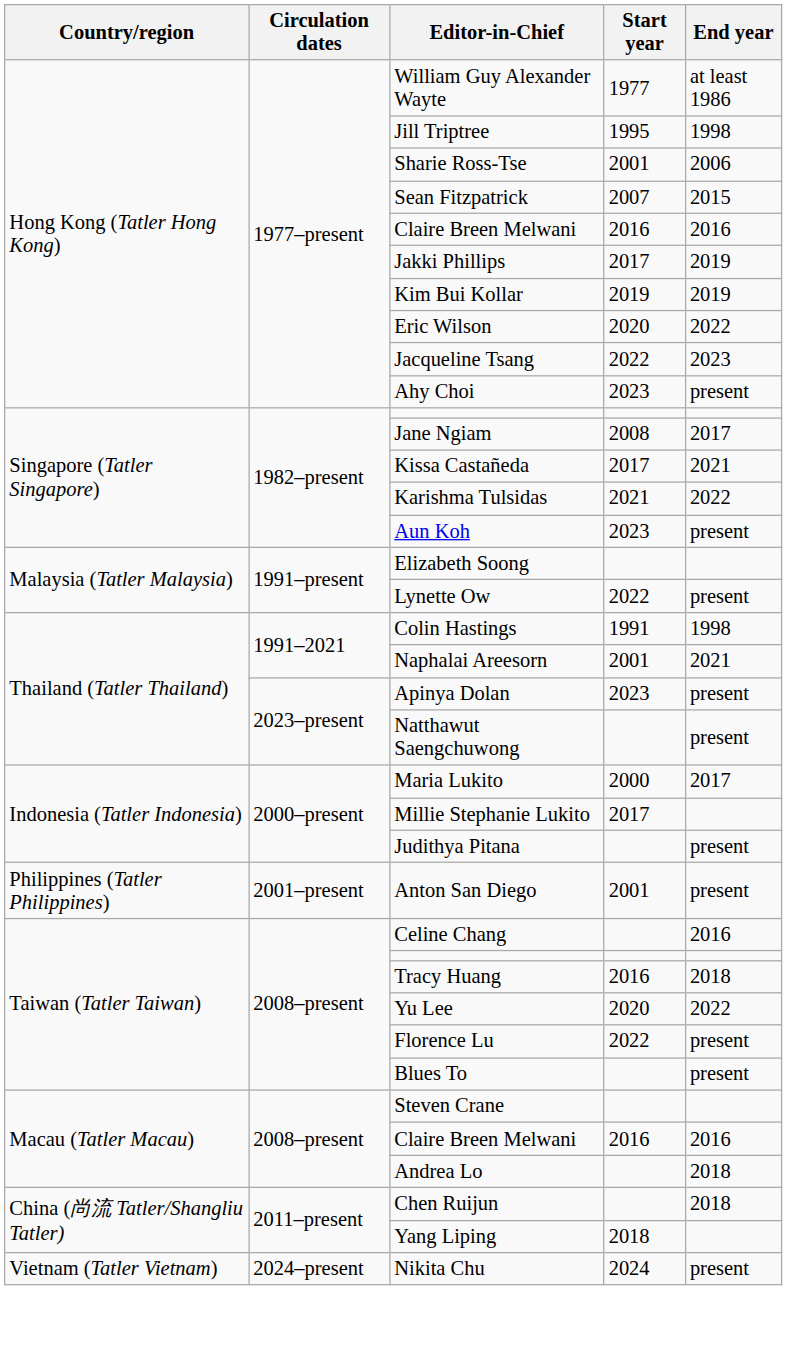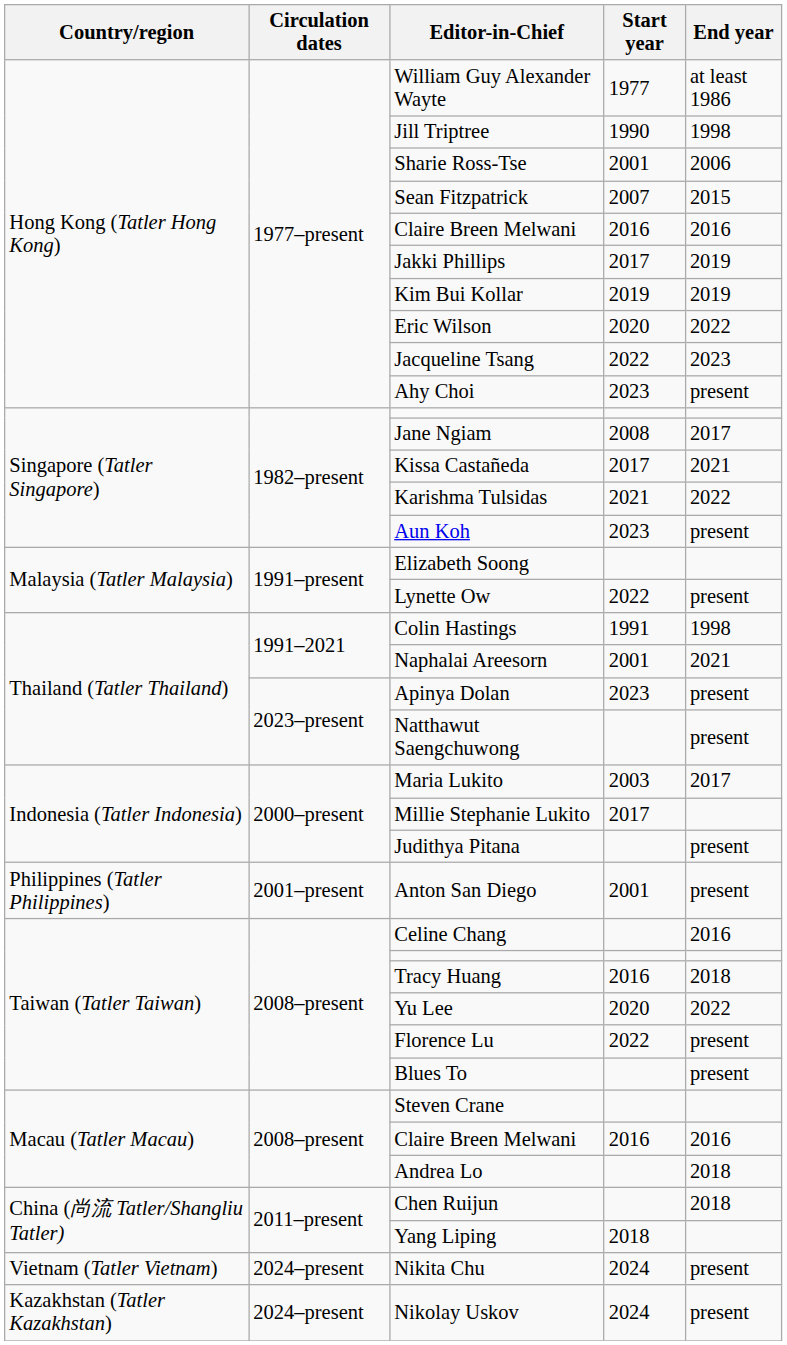(629, 131) 1995 -> (629, 131) 1990
(629, 781) 2000 -> (629, 781) 2003
+ row: (87, 1312)
